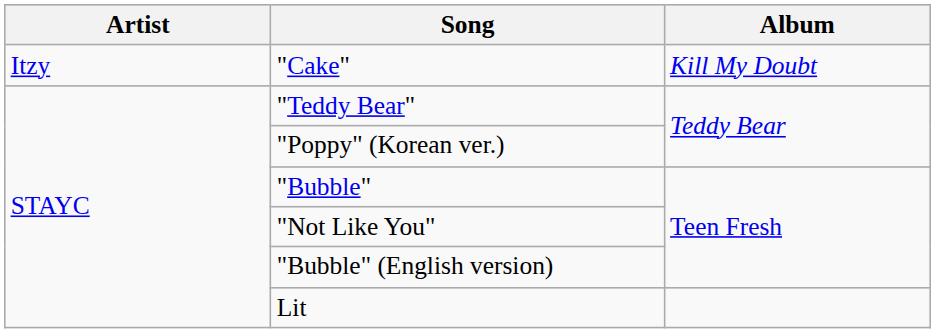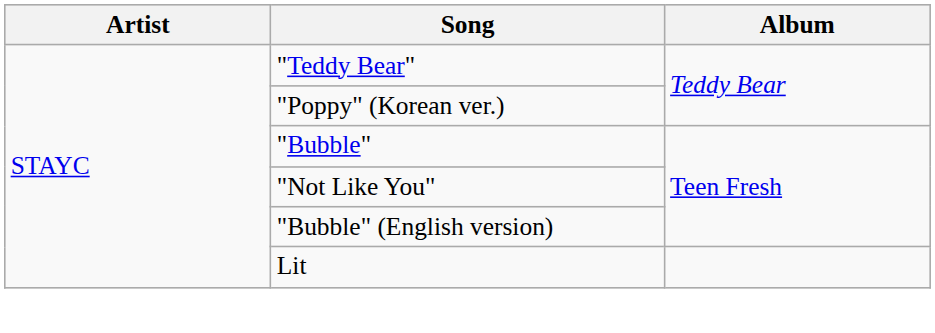- row: (313, 65)
